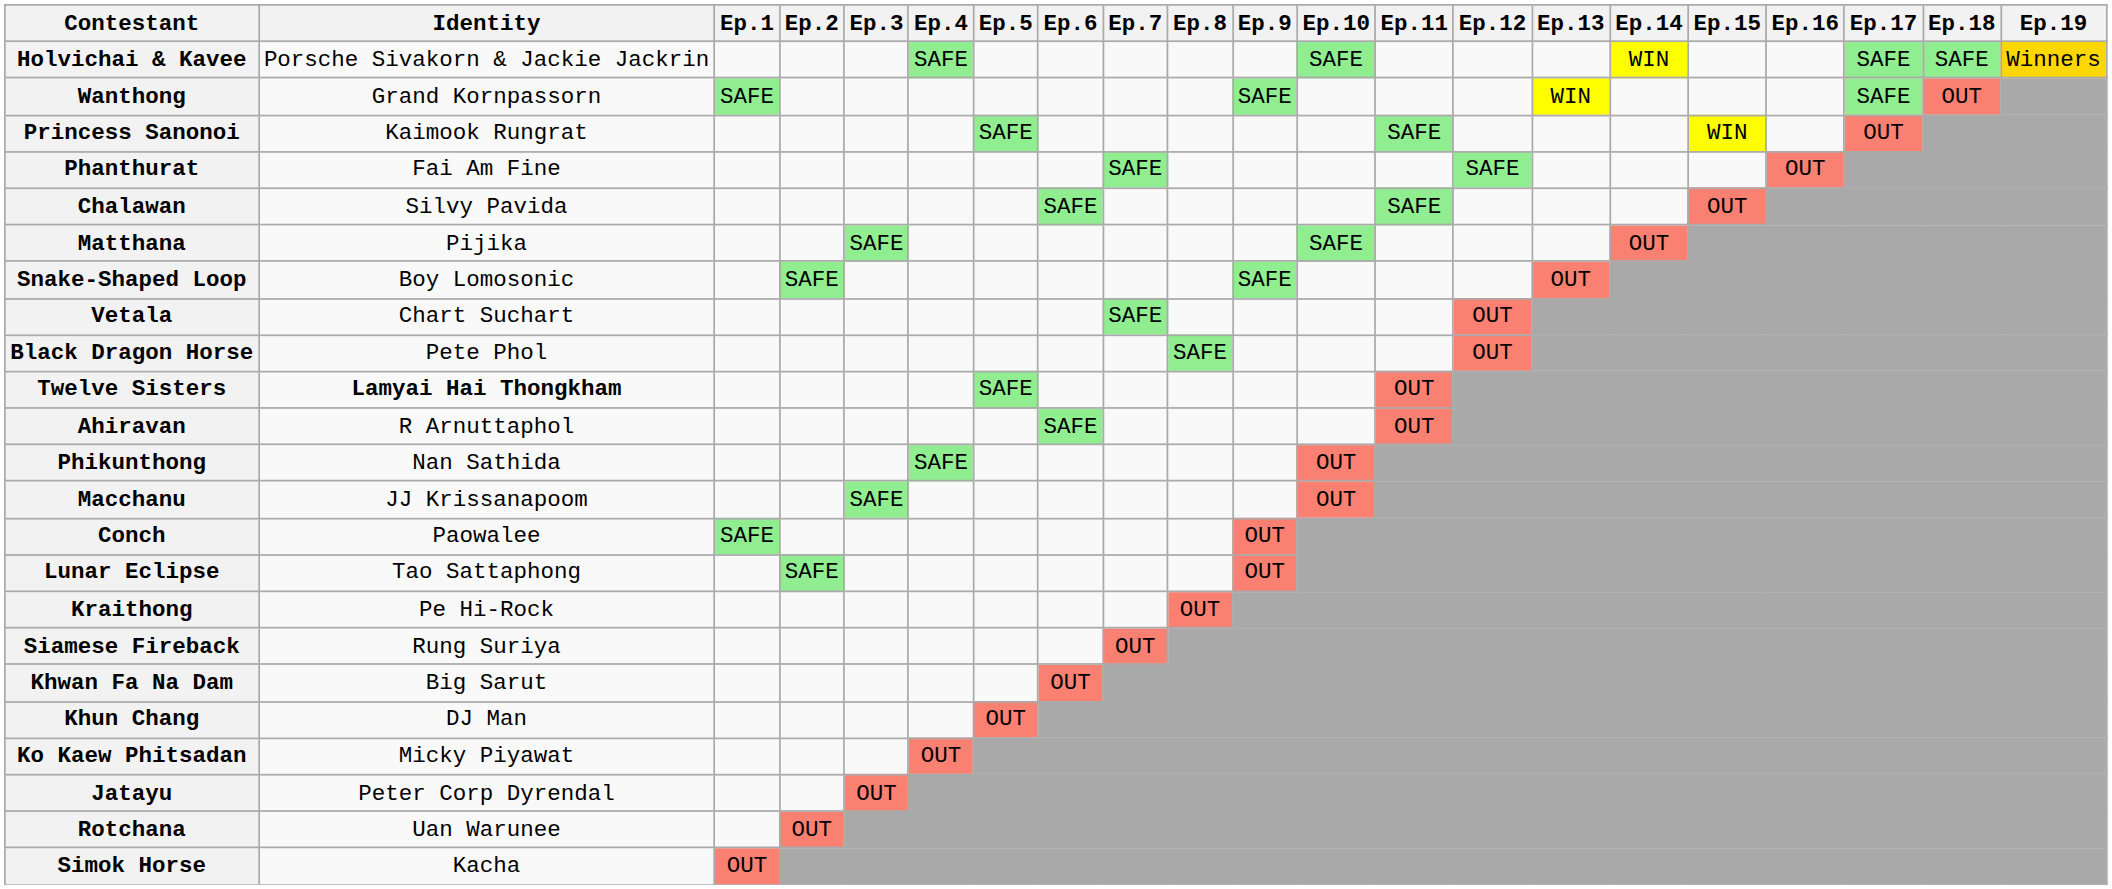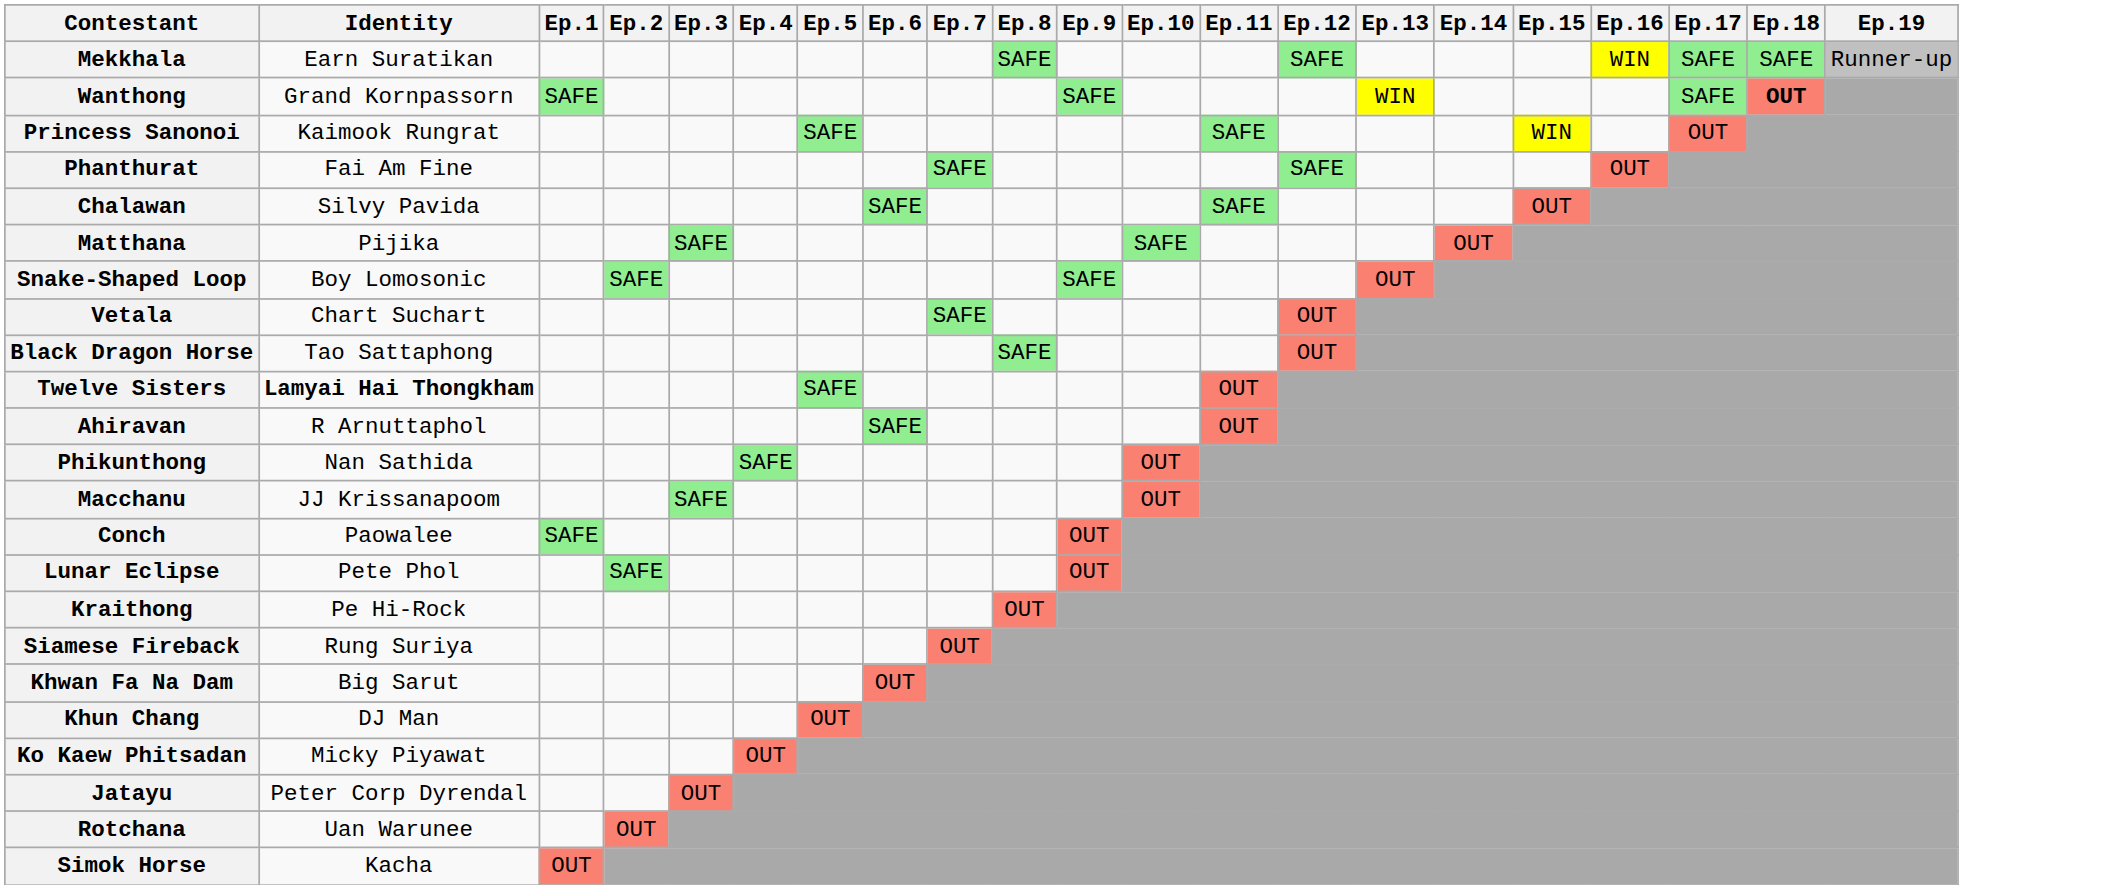- row: (132, 60)
+ row: (132, 60)
(1962, 97) normal -> (1786, 97) bold
(487, 353) Pete Phol -> (399, 353) Tao Sattaphong
(487, 573) Tao Sattaphong -> (399, 573) Pete Phol
